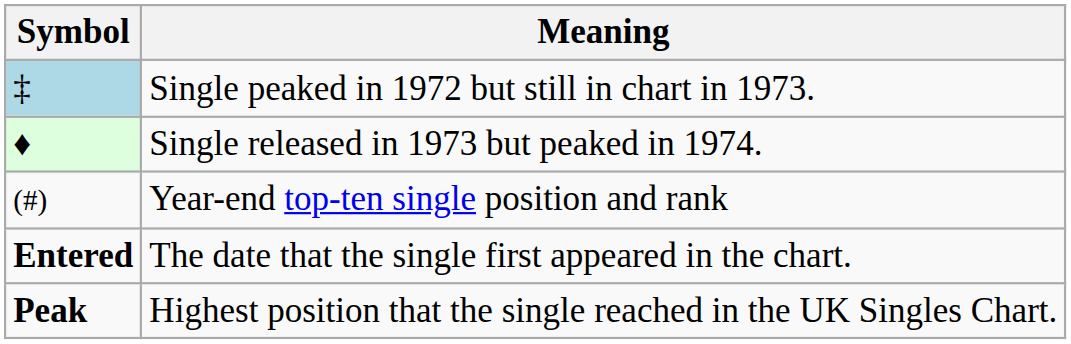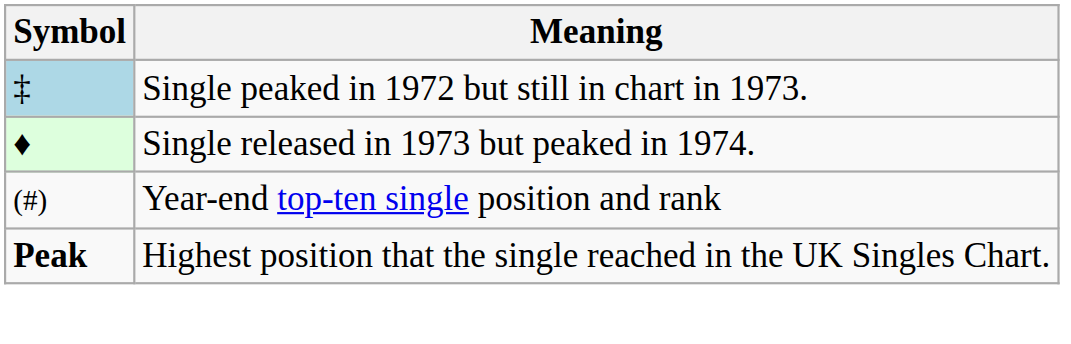- row: (501, 254)
